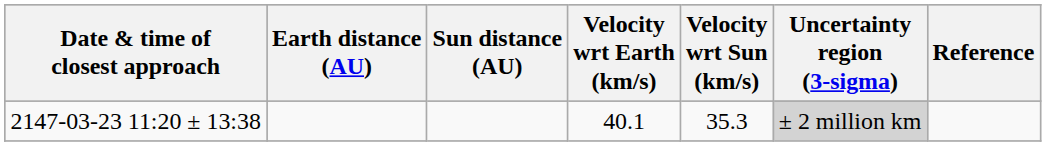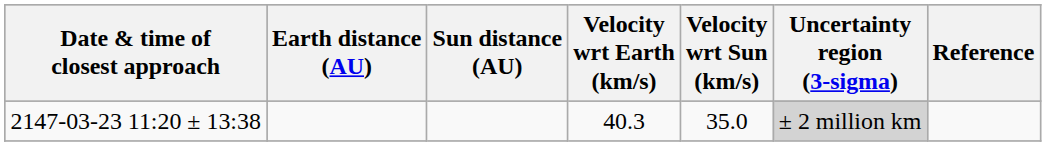(624, 120) 40.1 -> (624, 120) 40.3
(727, 120) 35.3 -> (727, 120) 35.0
